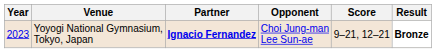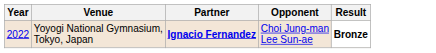- column: (362, 13)
(18, 34) 2023 -> (18, 34) 2022
